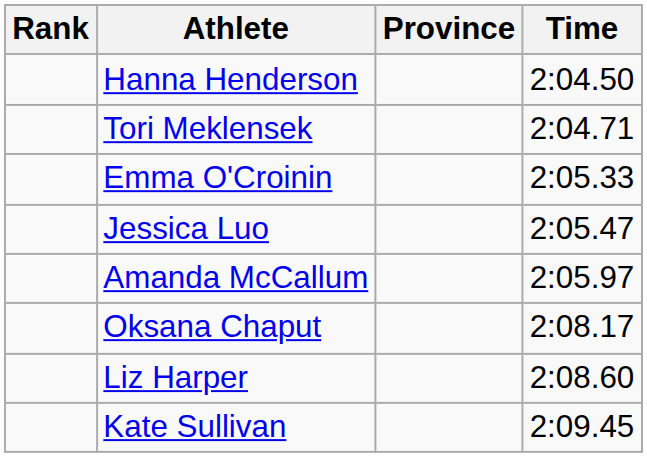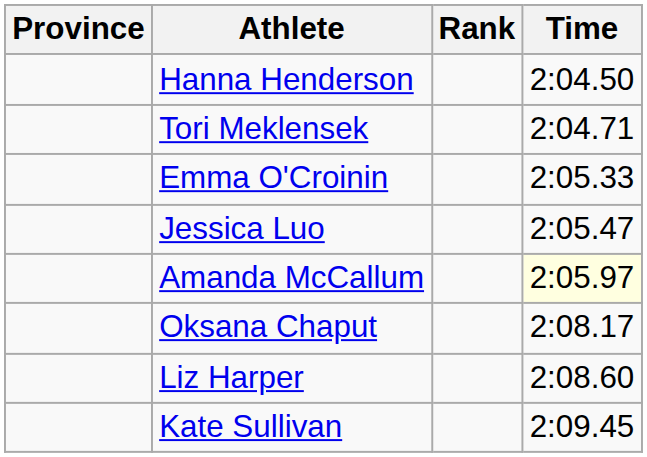columns swapped: (51, 29) <-> (449, 29)
(582, 278) no background -> (582, 278) lightyellow background
